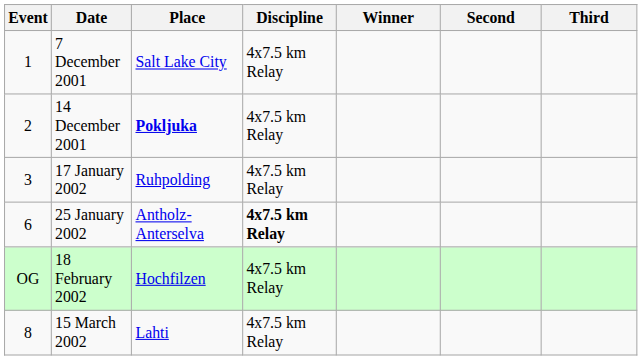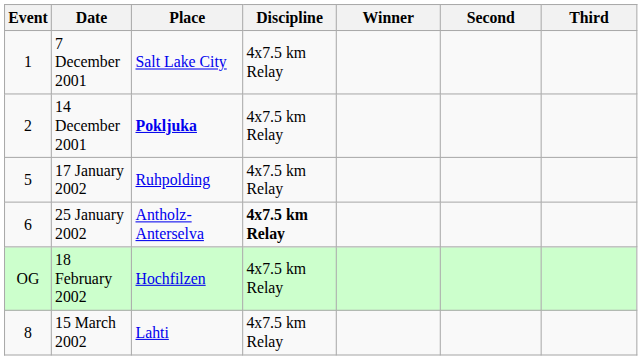(28, 180) 3 -> (28, 180) 5
